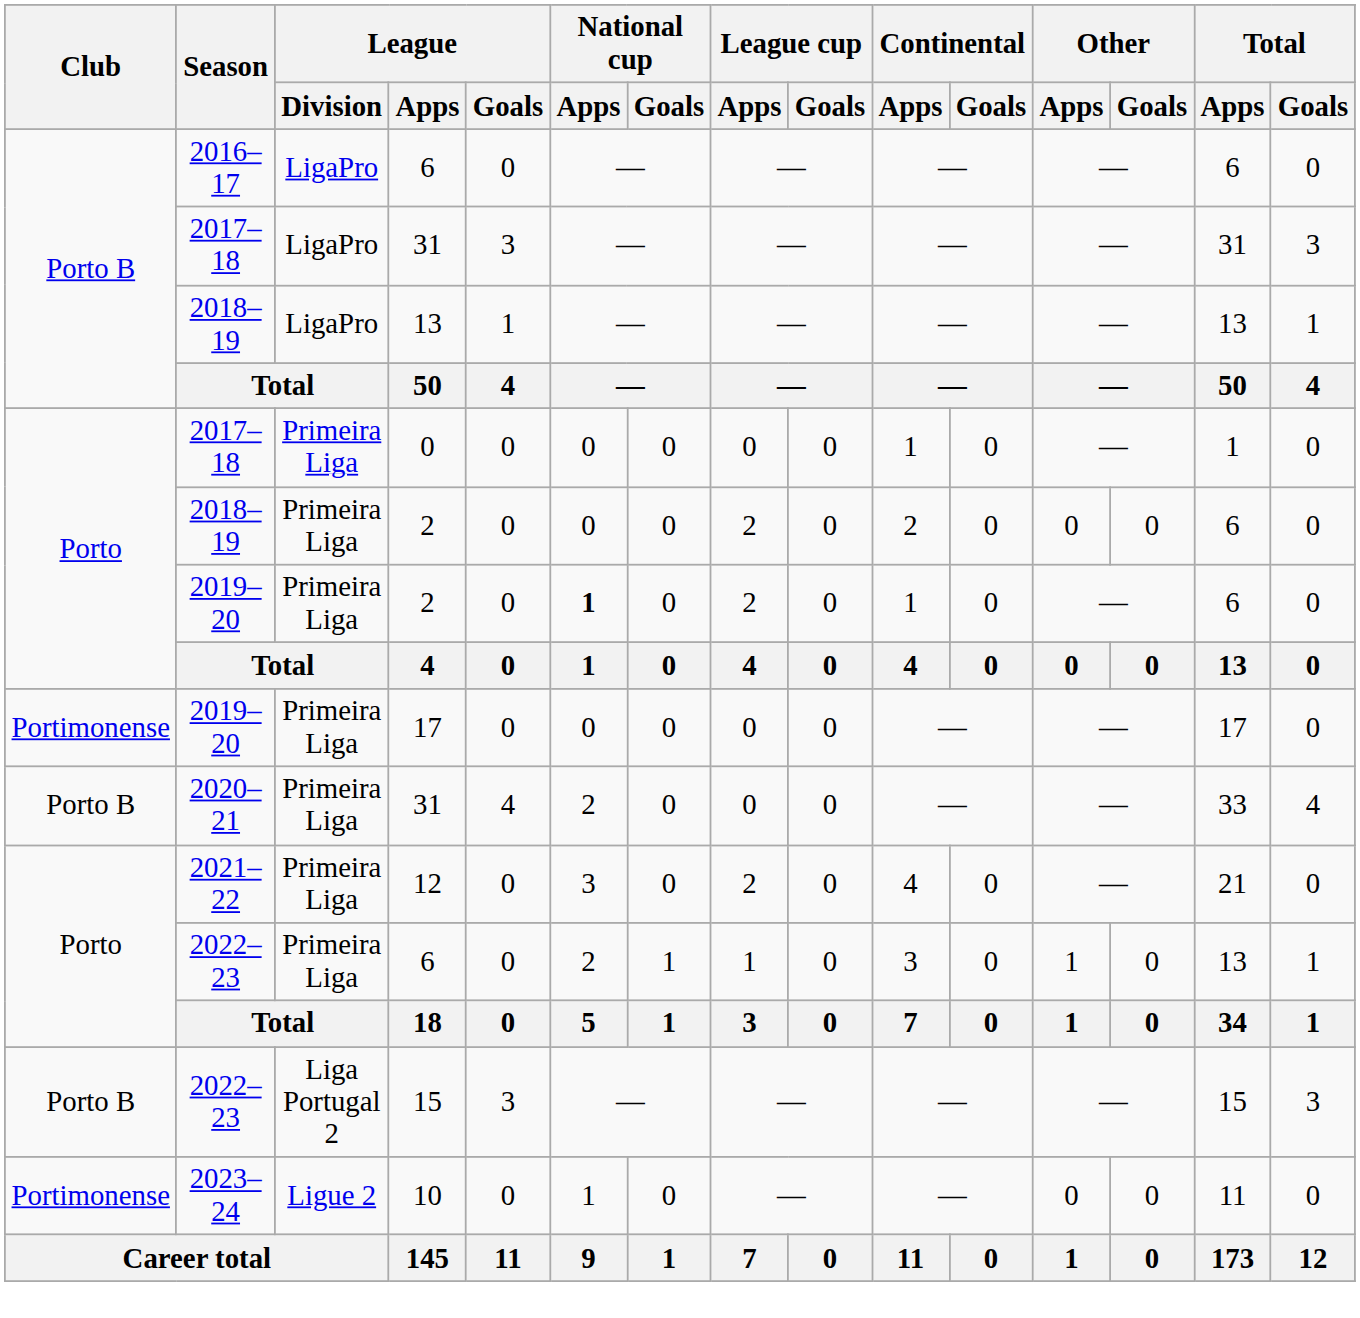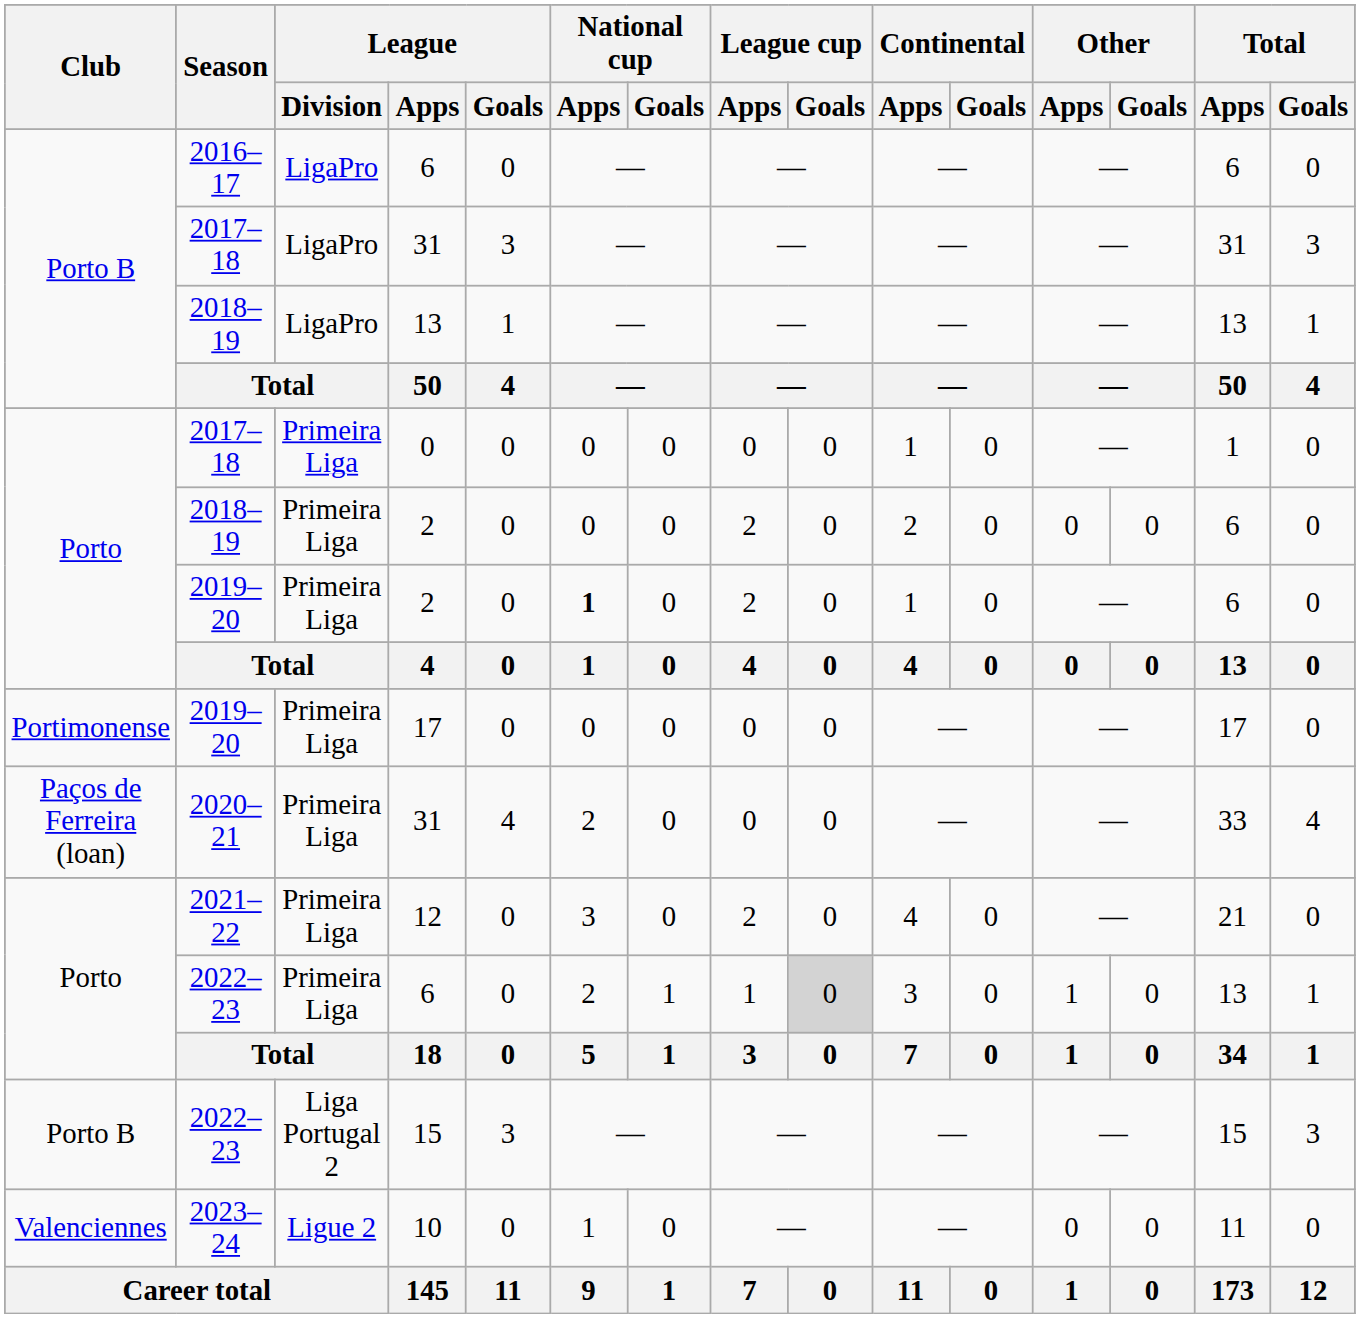(91, 805) Porto B -> (91, 821) Paços de Ferreira (loan)
(830, 961) no background -> (830, 993) lightgrey background
(91, 1195) Portimonense -> (91, 1227) Valenciennes
